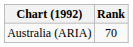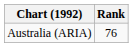(111, 33) 70 -> (111, 33) 76
